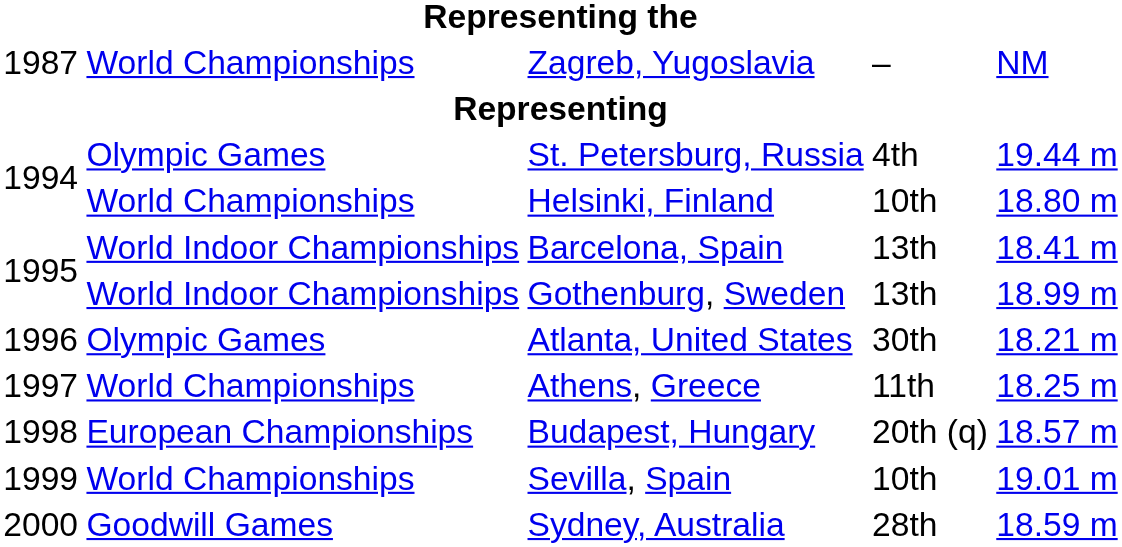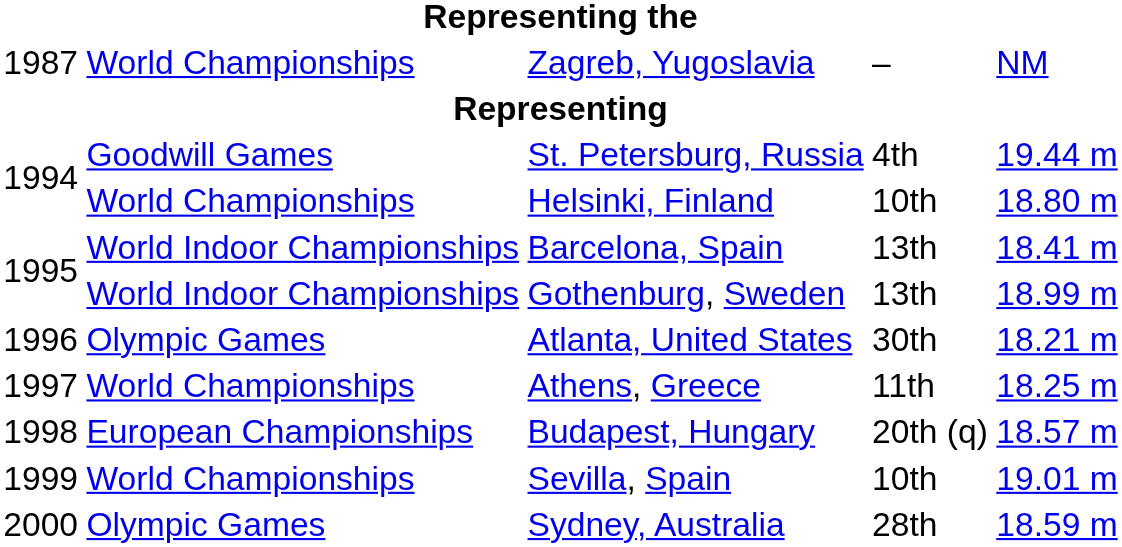(206, 155) Olympic Games -> (210, 155) Goodwill Games
(210, 524) Goodwill Games -> (206, 524) Olympic Games
